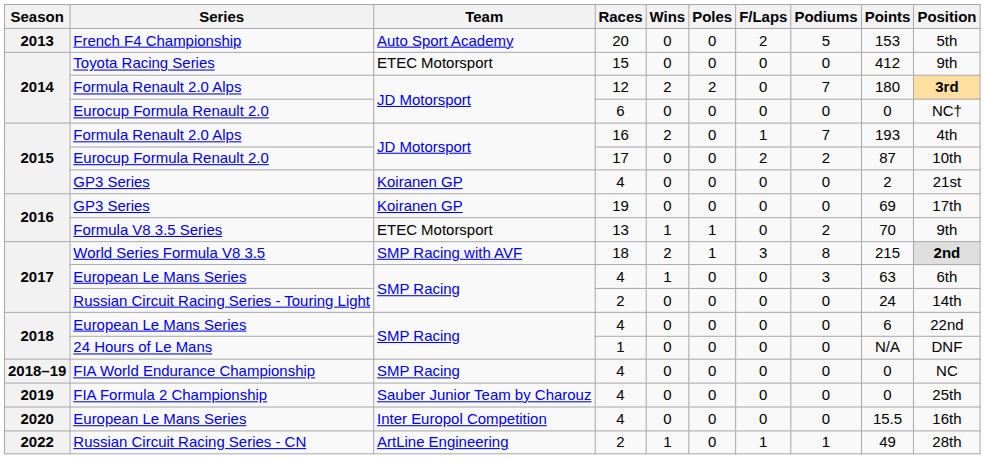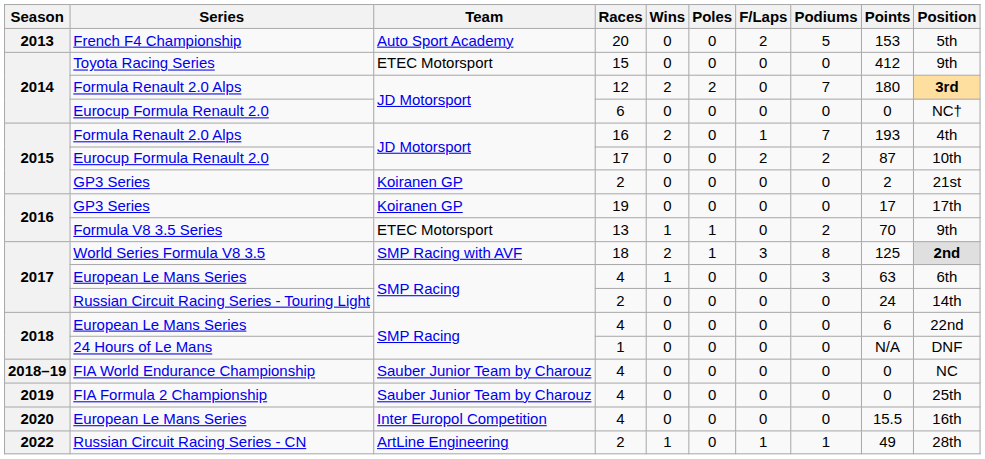(620, 182) 4 -> (620, 182) 2
(888, 206) 69 -> (888, 206) 17
(888, 253) 215 -> (888, 253) 125
(418, 372) SMP Racing -> (484, 372) Sauber Junior Team by Charouz
